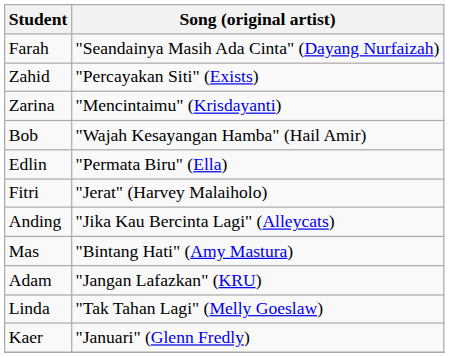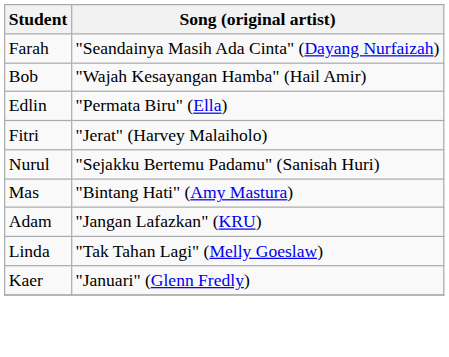- row: (29, 77)
- row: (32, 106)
+ row: (29, 164)
- row: (35, 222)
